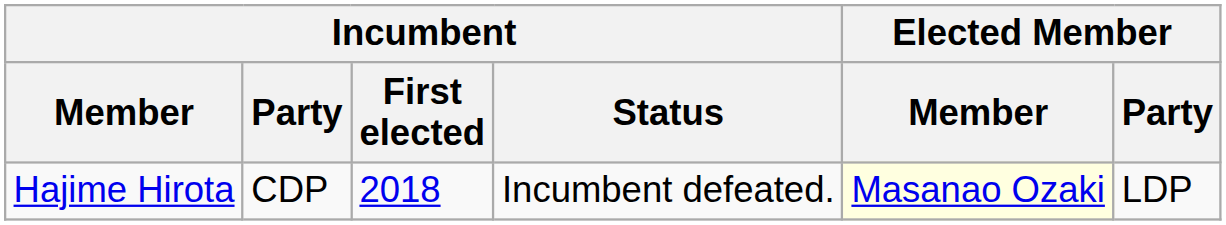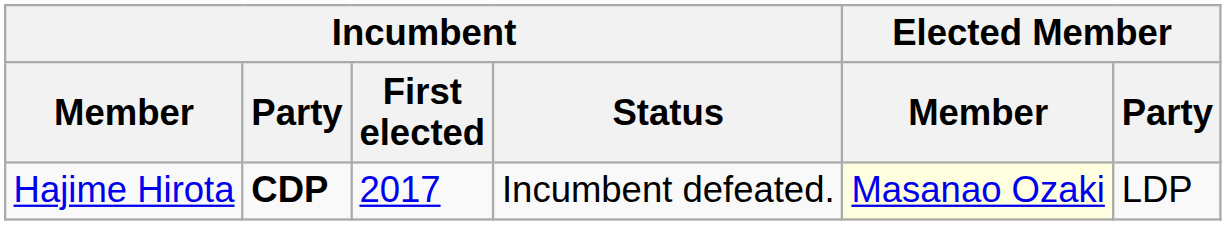(290, 190) normal -> (290, 190) bold
(400, 190) 2018 -> (400, 190) 2017
